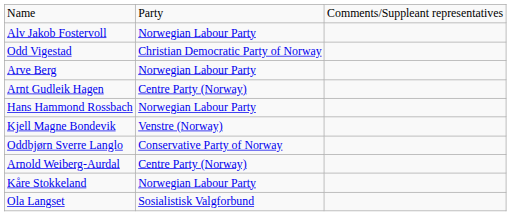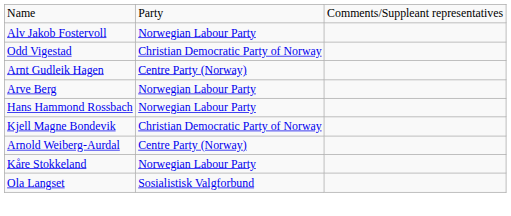rows swapped: (55, 88) <-> (32, 70)
(180, 126) Venstre (Norway) -> (230, 126) Christian Democratic Party of Norway
- row: (65, 145)
